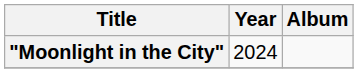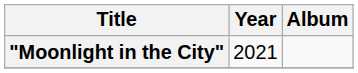(255, 51) 2024 -> (255, 51) 2021
